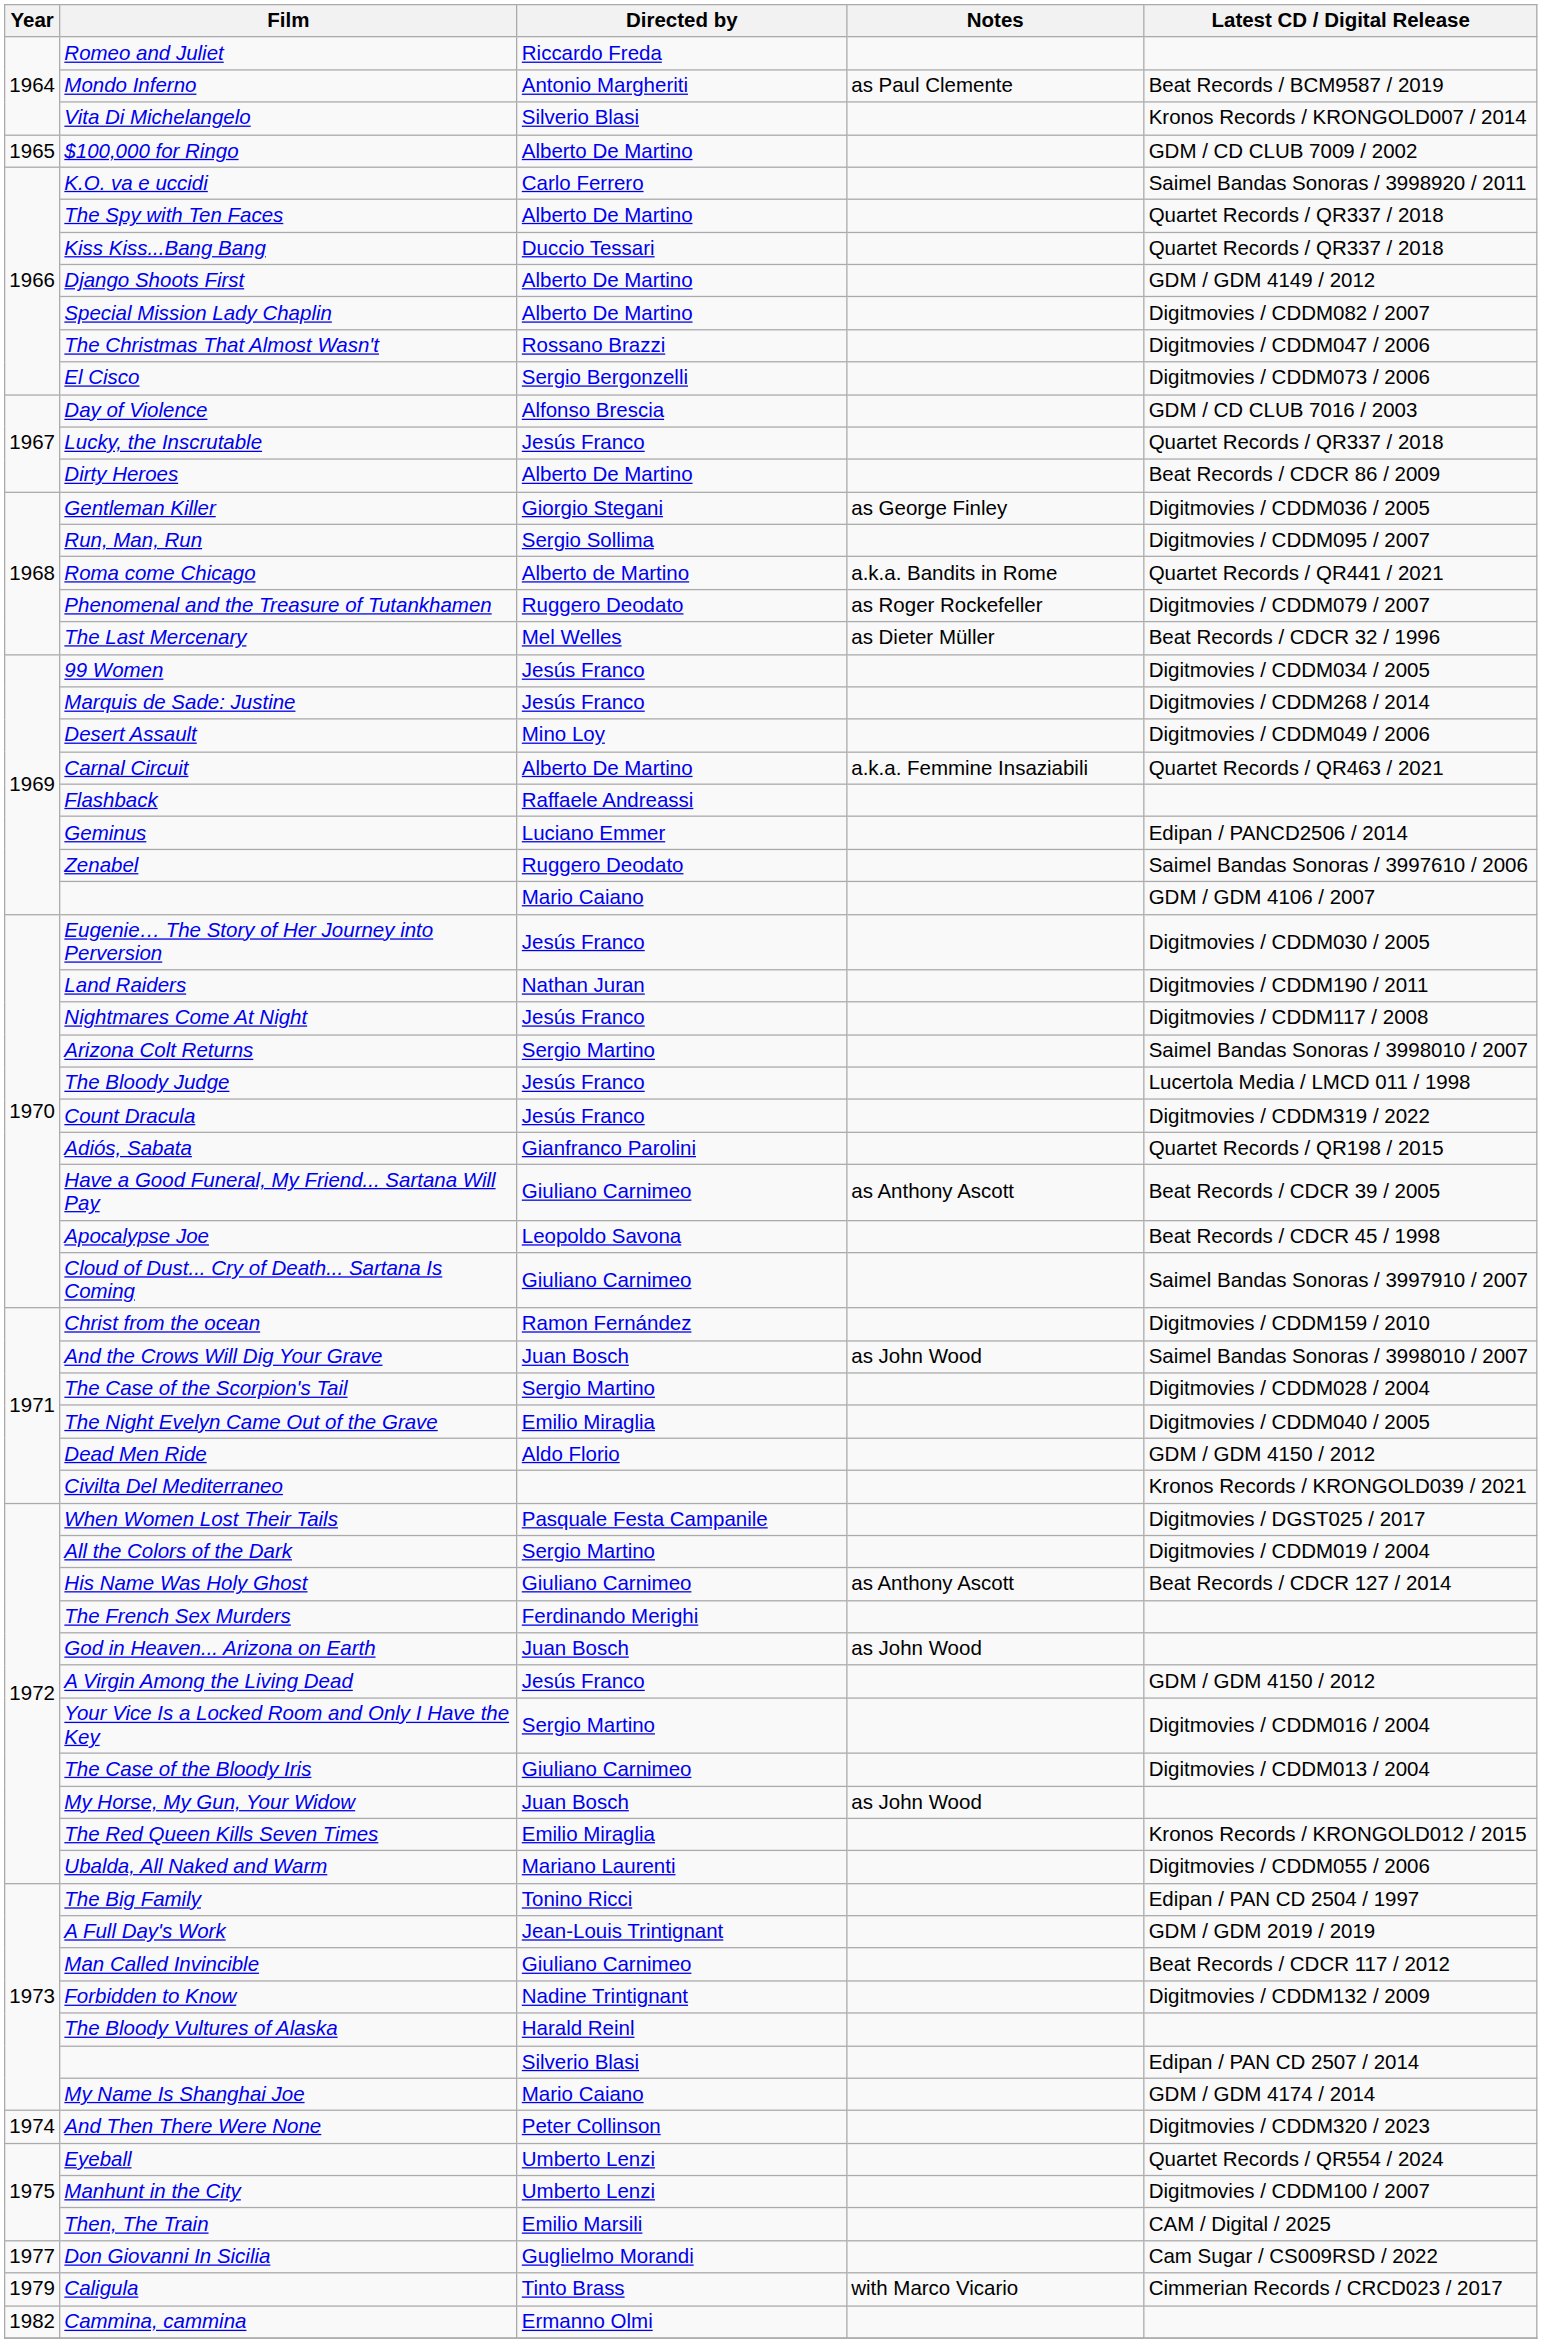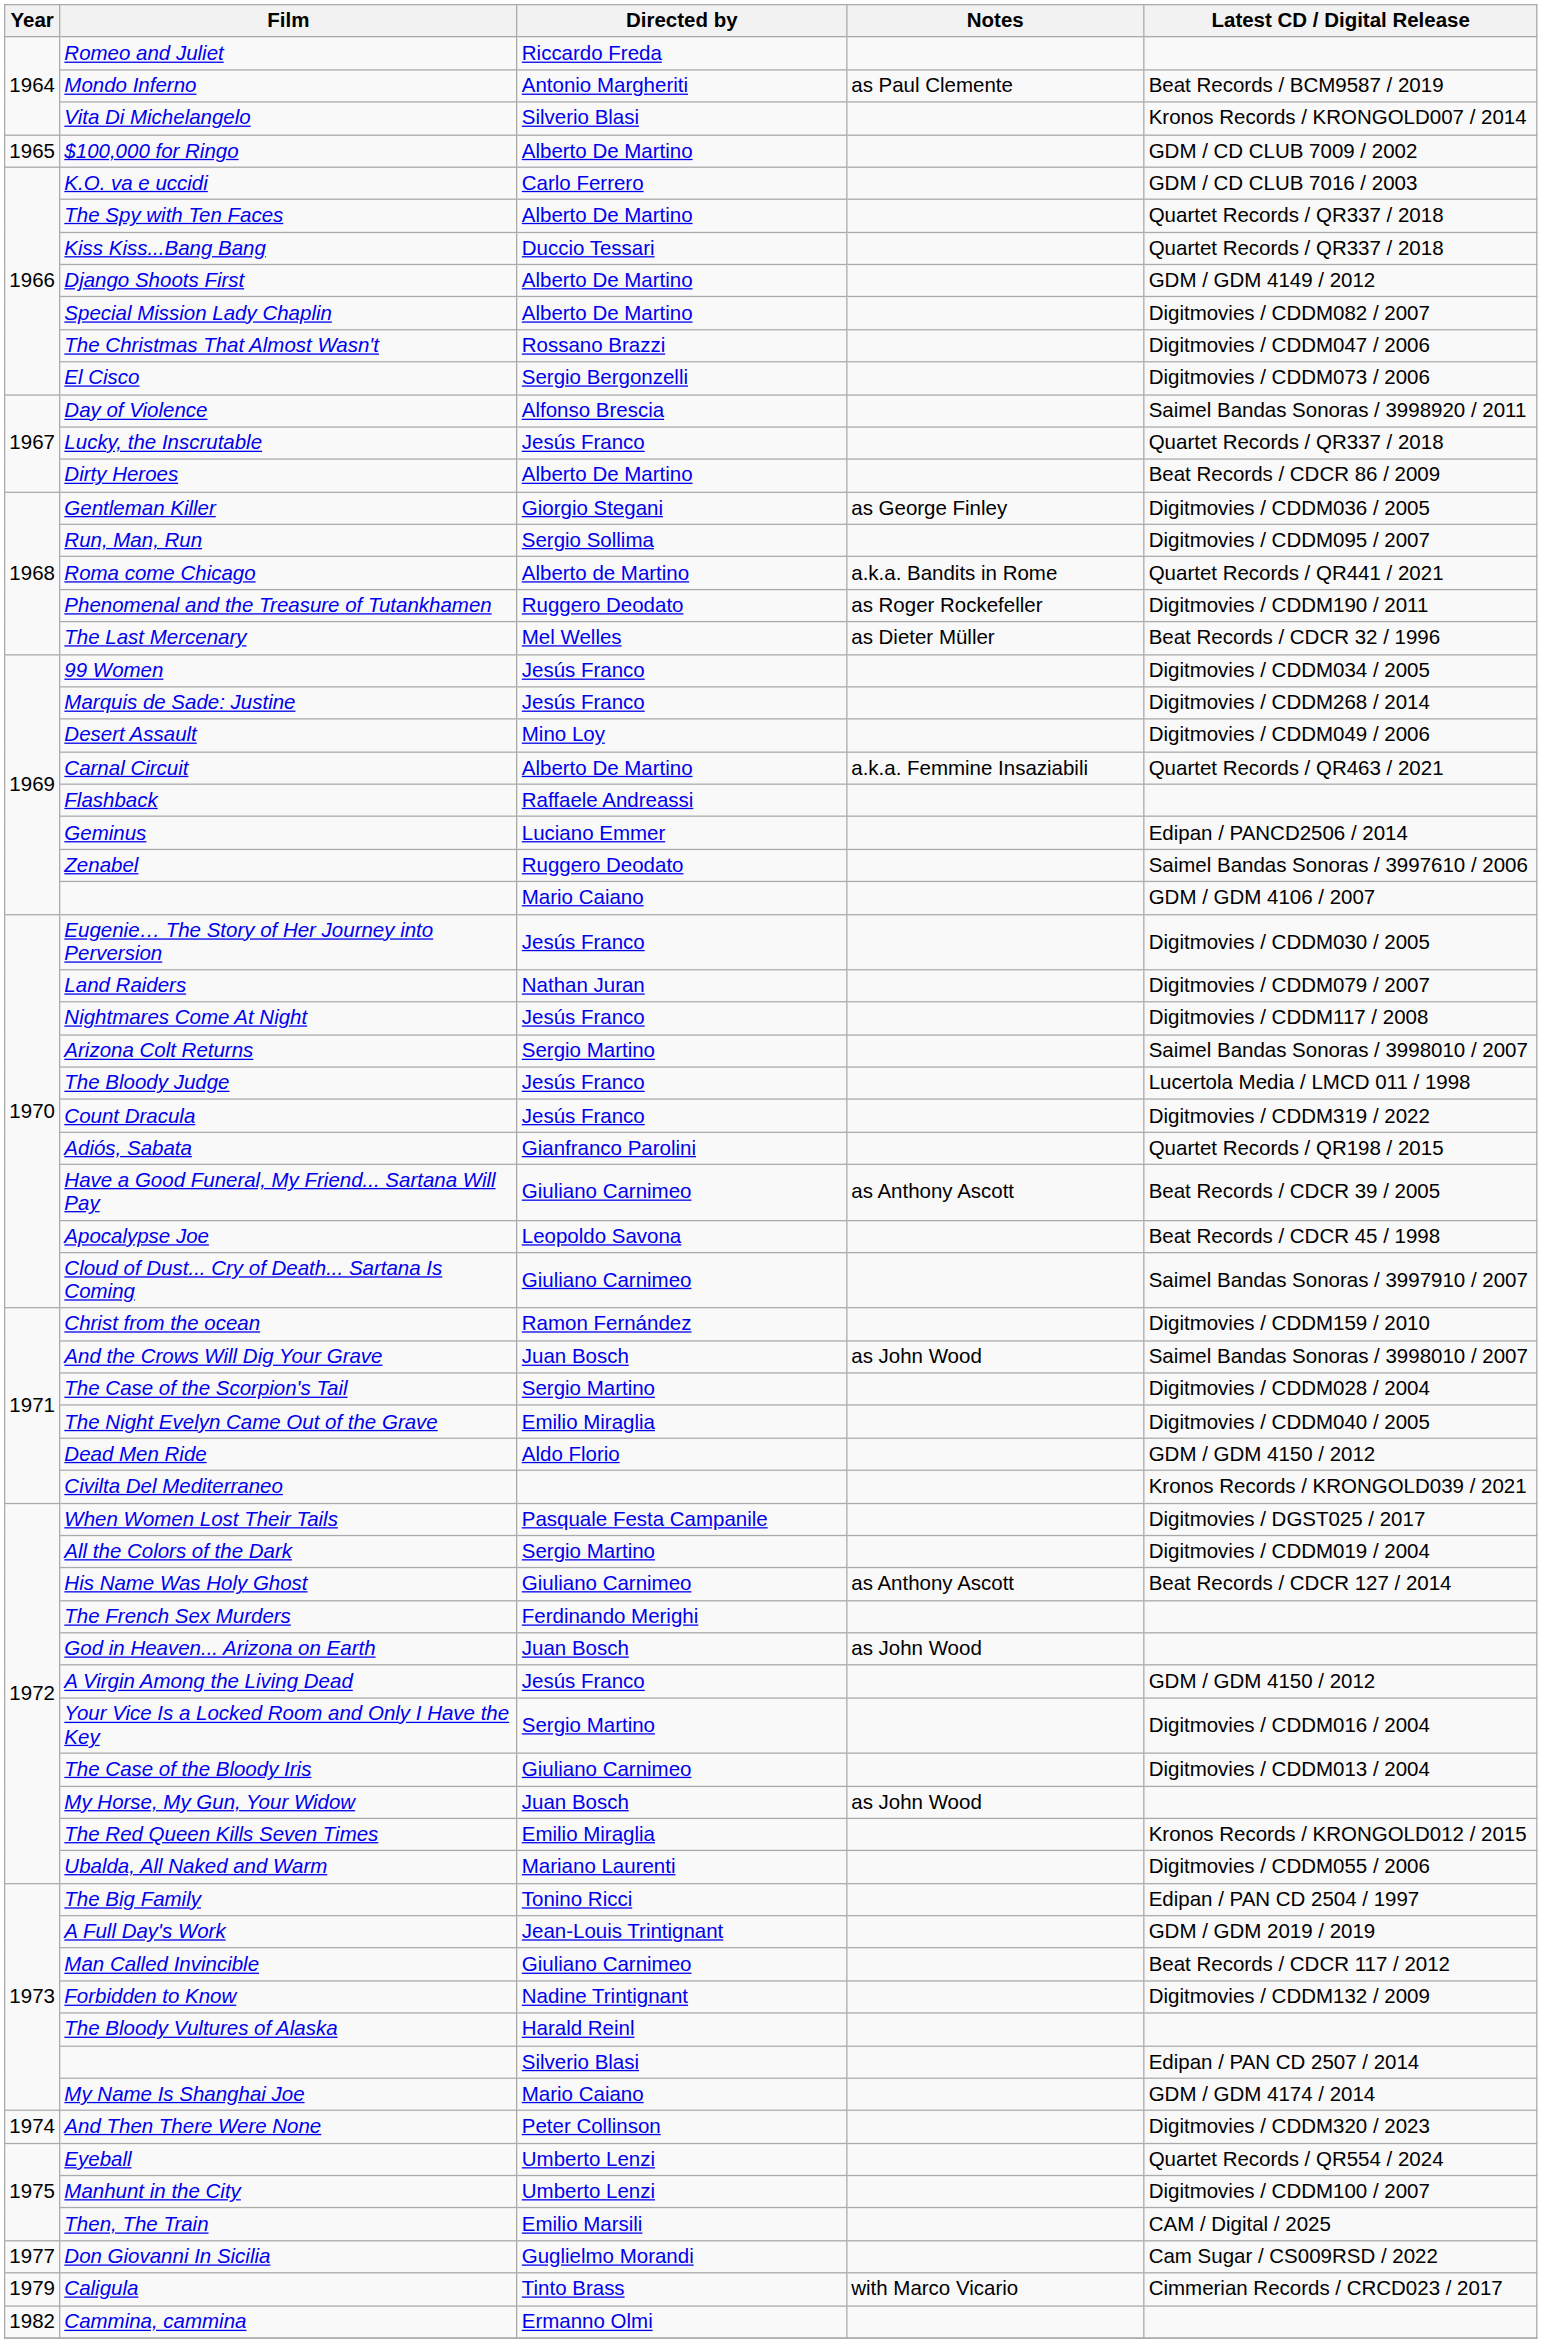(1337, 183) Saimel Bandas Sonoras / 3998920 / 2011 -> (1283, 183) GDM / CD CLUB 7016 / 2003
(1283, 410) GDM / CD CLUB 7016 / 2003 -> (1337, 410) Saimel Bandas Sonoras / 3998920 / 2011
(1289, 605) Digitmovies / CDDM079 / 2007 -> (1288, 605) Digitmovies / CDDM190 / 2011
(1288, 985) Digitmovies / CDDM190 / 2011 -> (1289, 985) Digitmovies / CDDM079 / 2007
